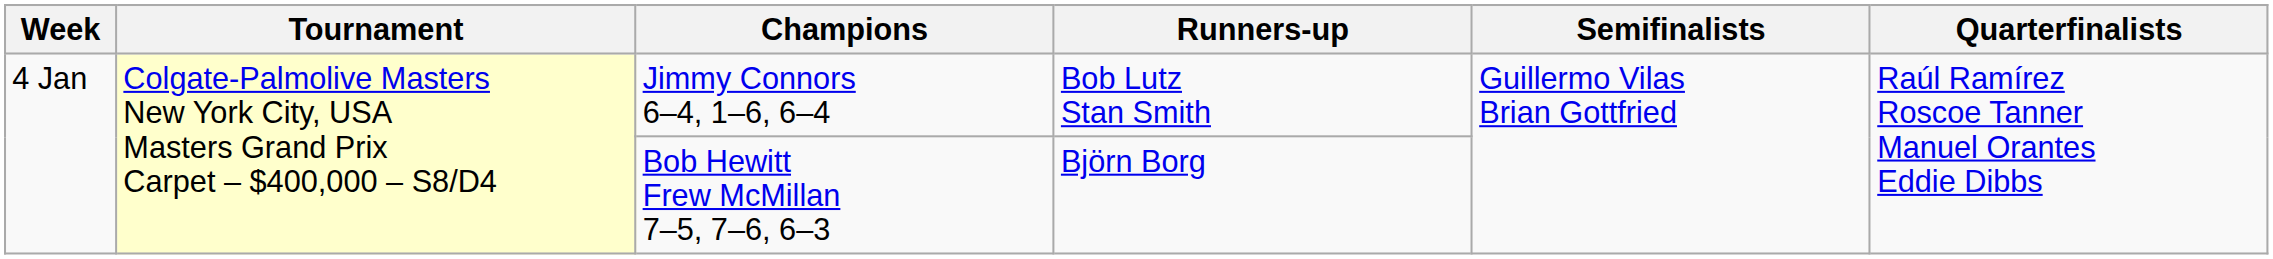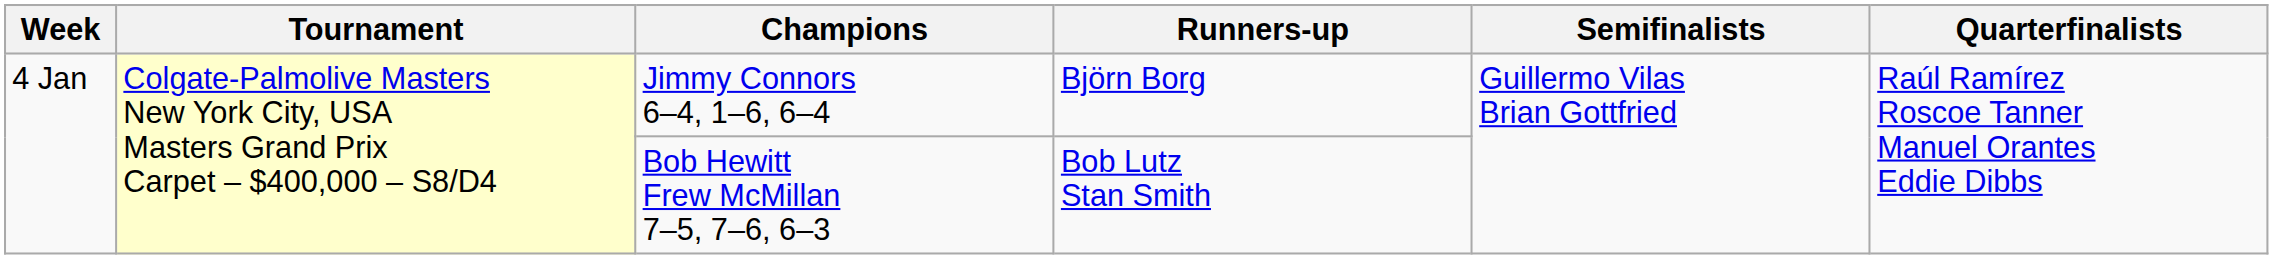(1136, 95) Bob Lutz Stan Smith -> (1133, 78) Björn Borg
(1133, 161) Björn Borg -> (1136, 178) Bob Lutz Stan Smith
